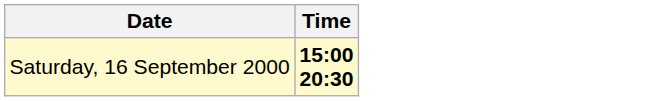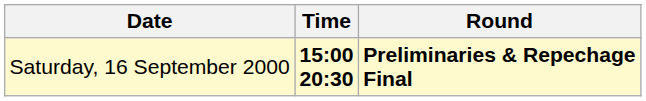+ column: (499, 21)
